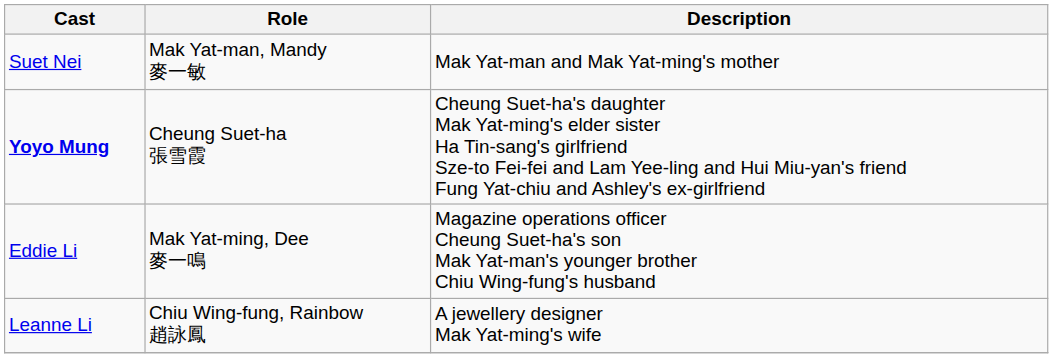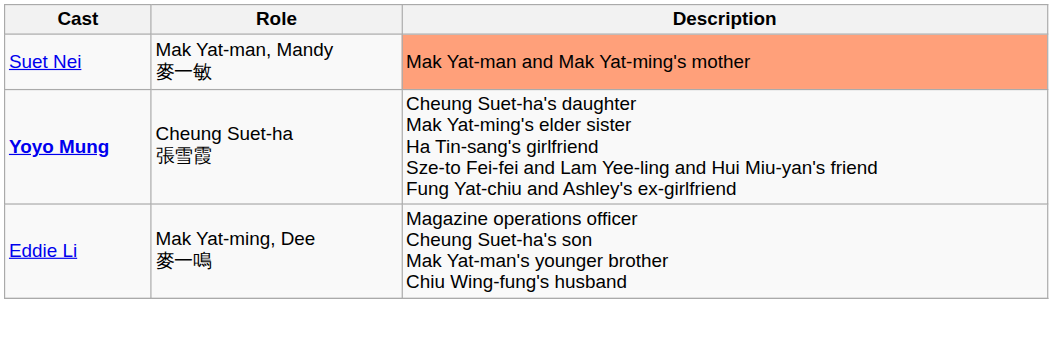(607, 61) no background -> (578, 61) lightsalmon background
- row: (50, 325)
